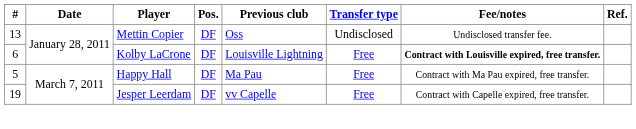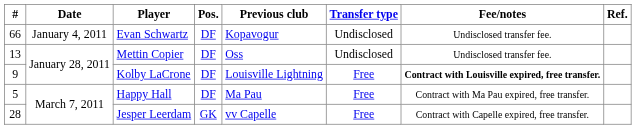+ row: (152, 34)
(15, 54) 6 -> (15, 74) 9
(15, 94) 19 -> (15, 114) 28
(208, 94) DF -> (208, 114) GK
